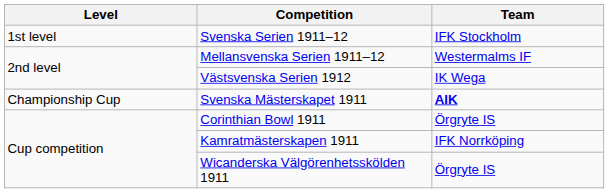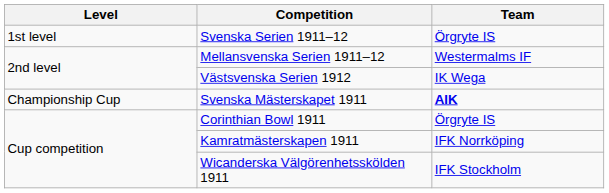(478, 36) IFK Stockholm -> (465, 36) Örgryte IS
(465, 169) Örgryte IS -> (478, 169) IFK Stockholm
